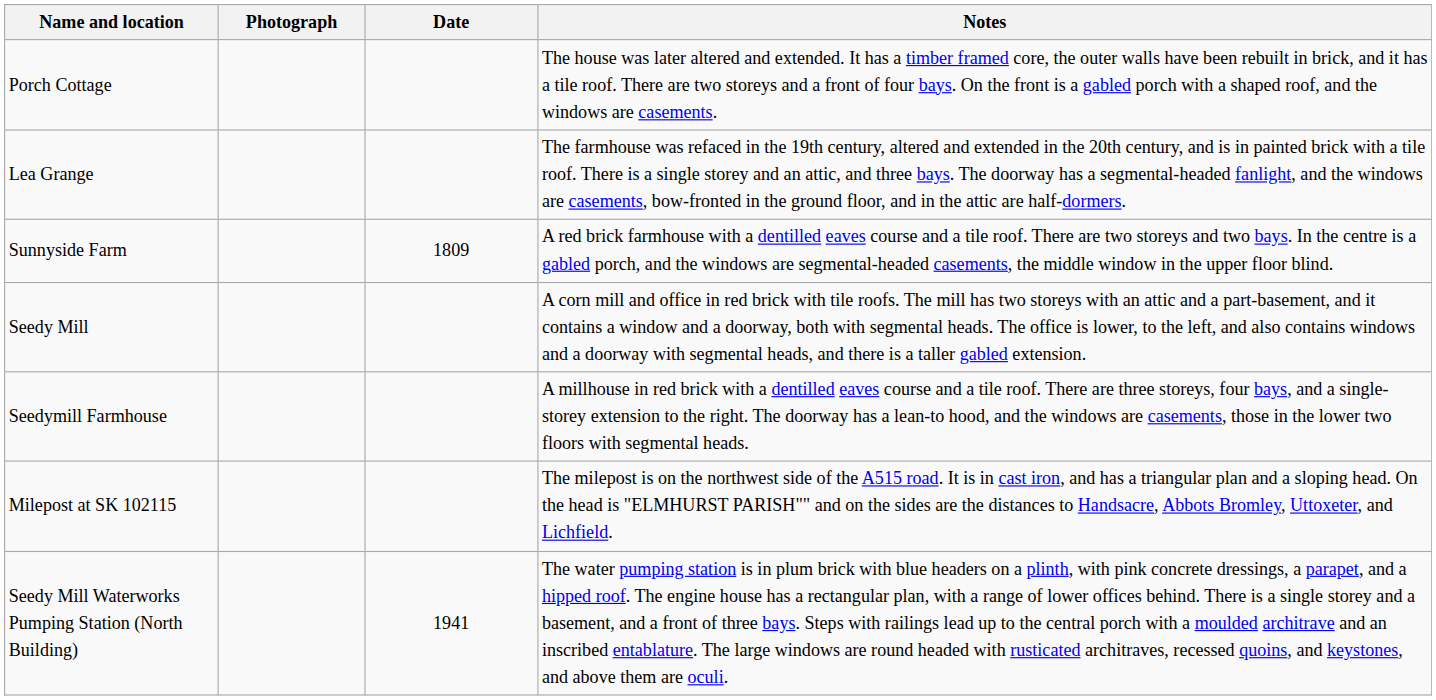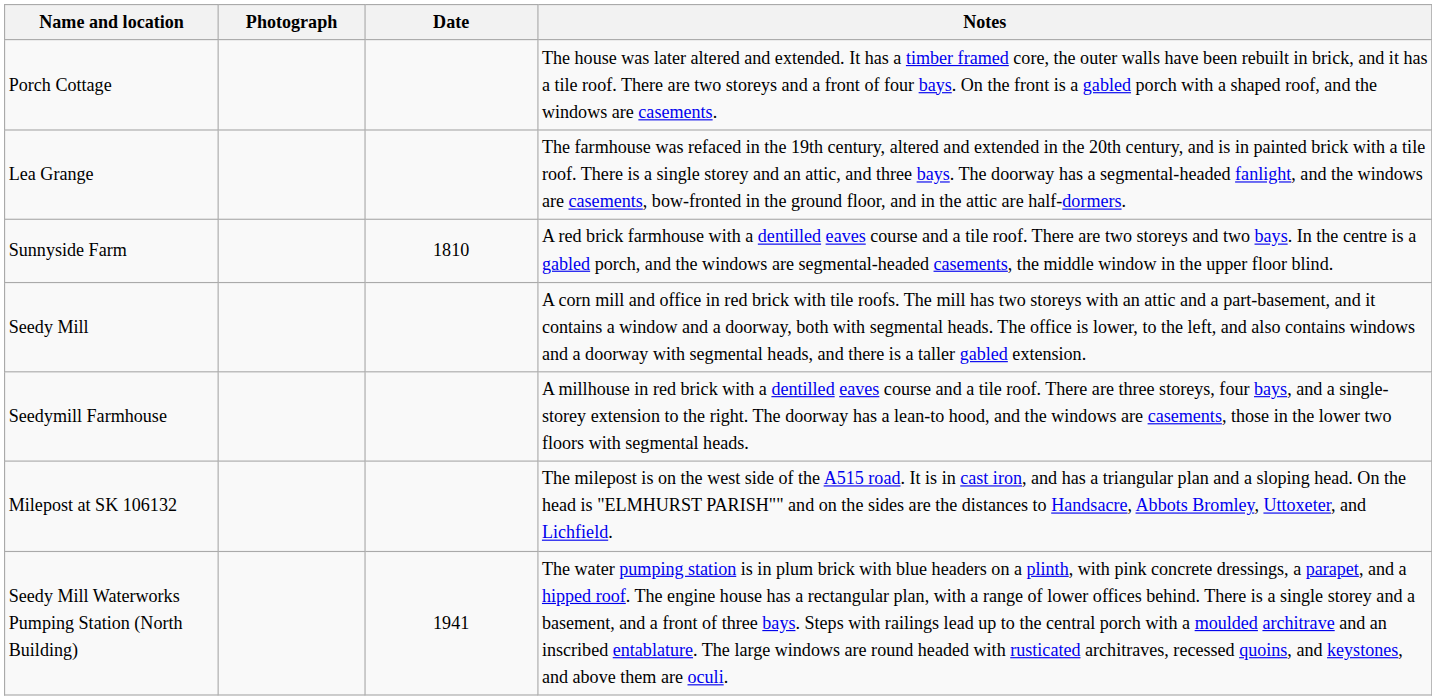(451, 250) 1809 -> (451, 250) 1810
- row: (93, 506)
+ row: (93, 506)
